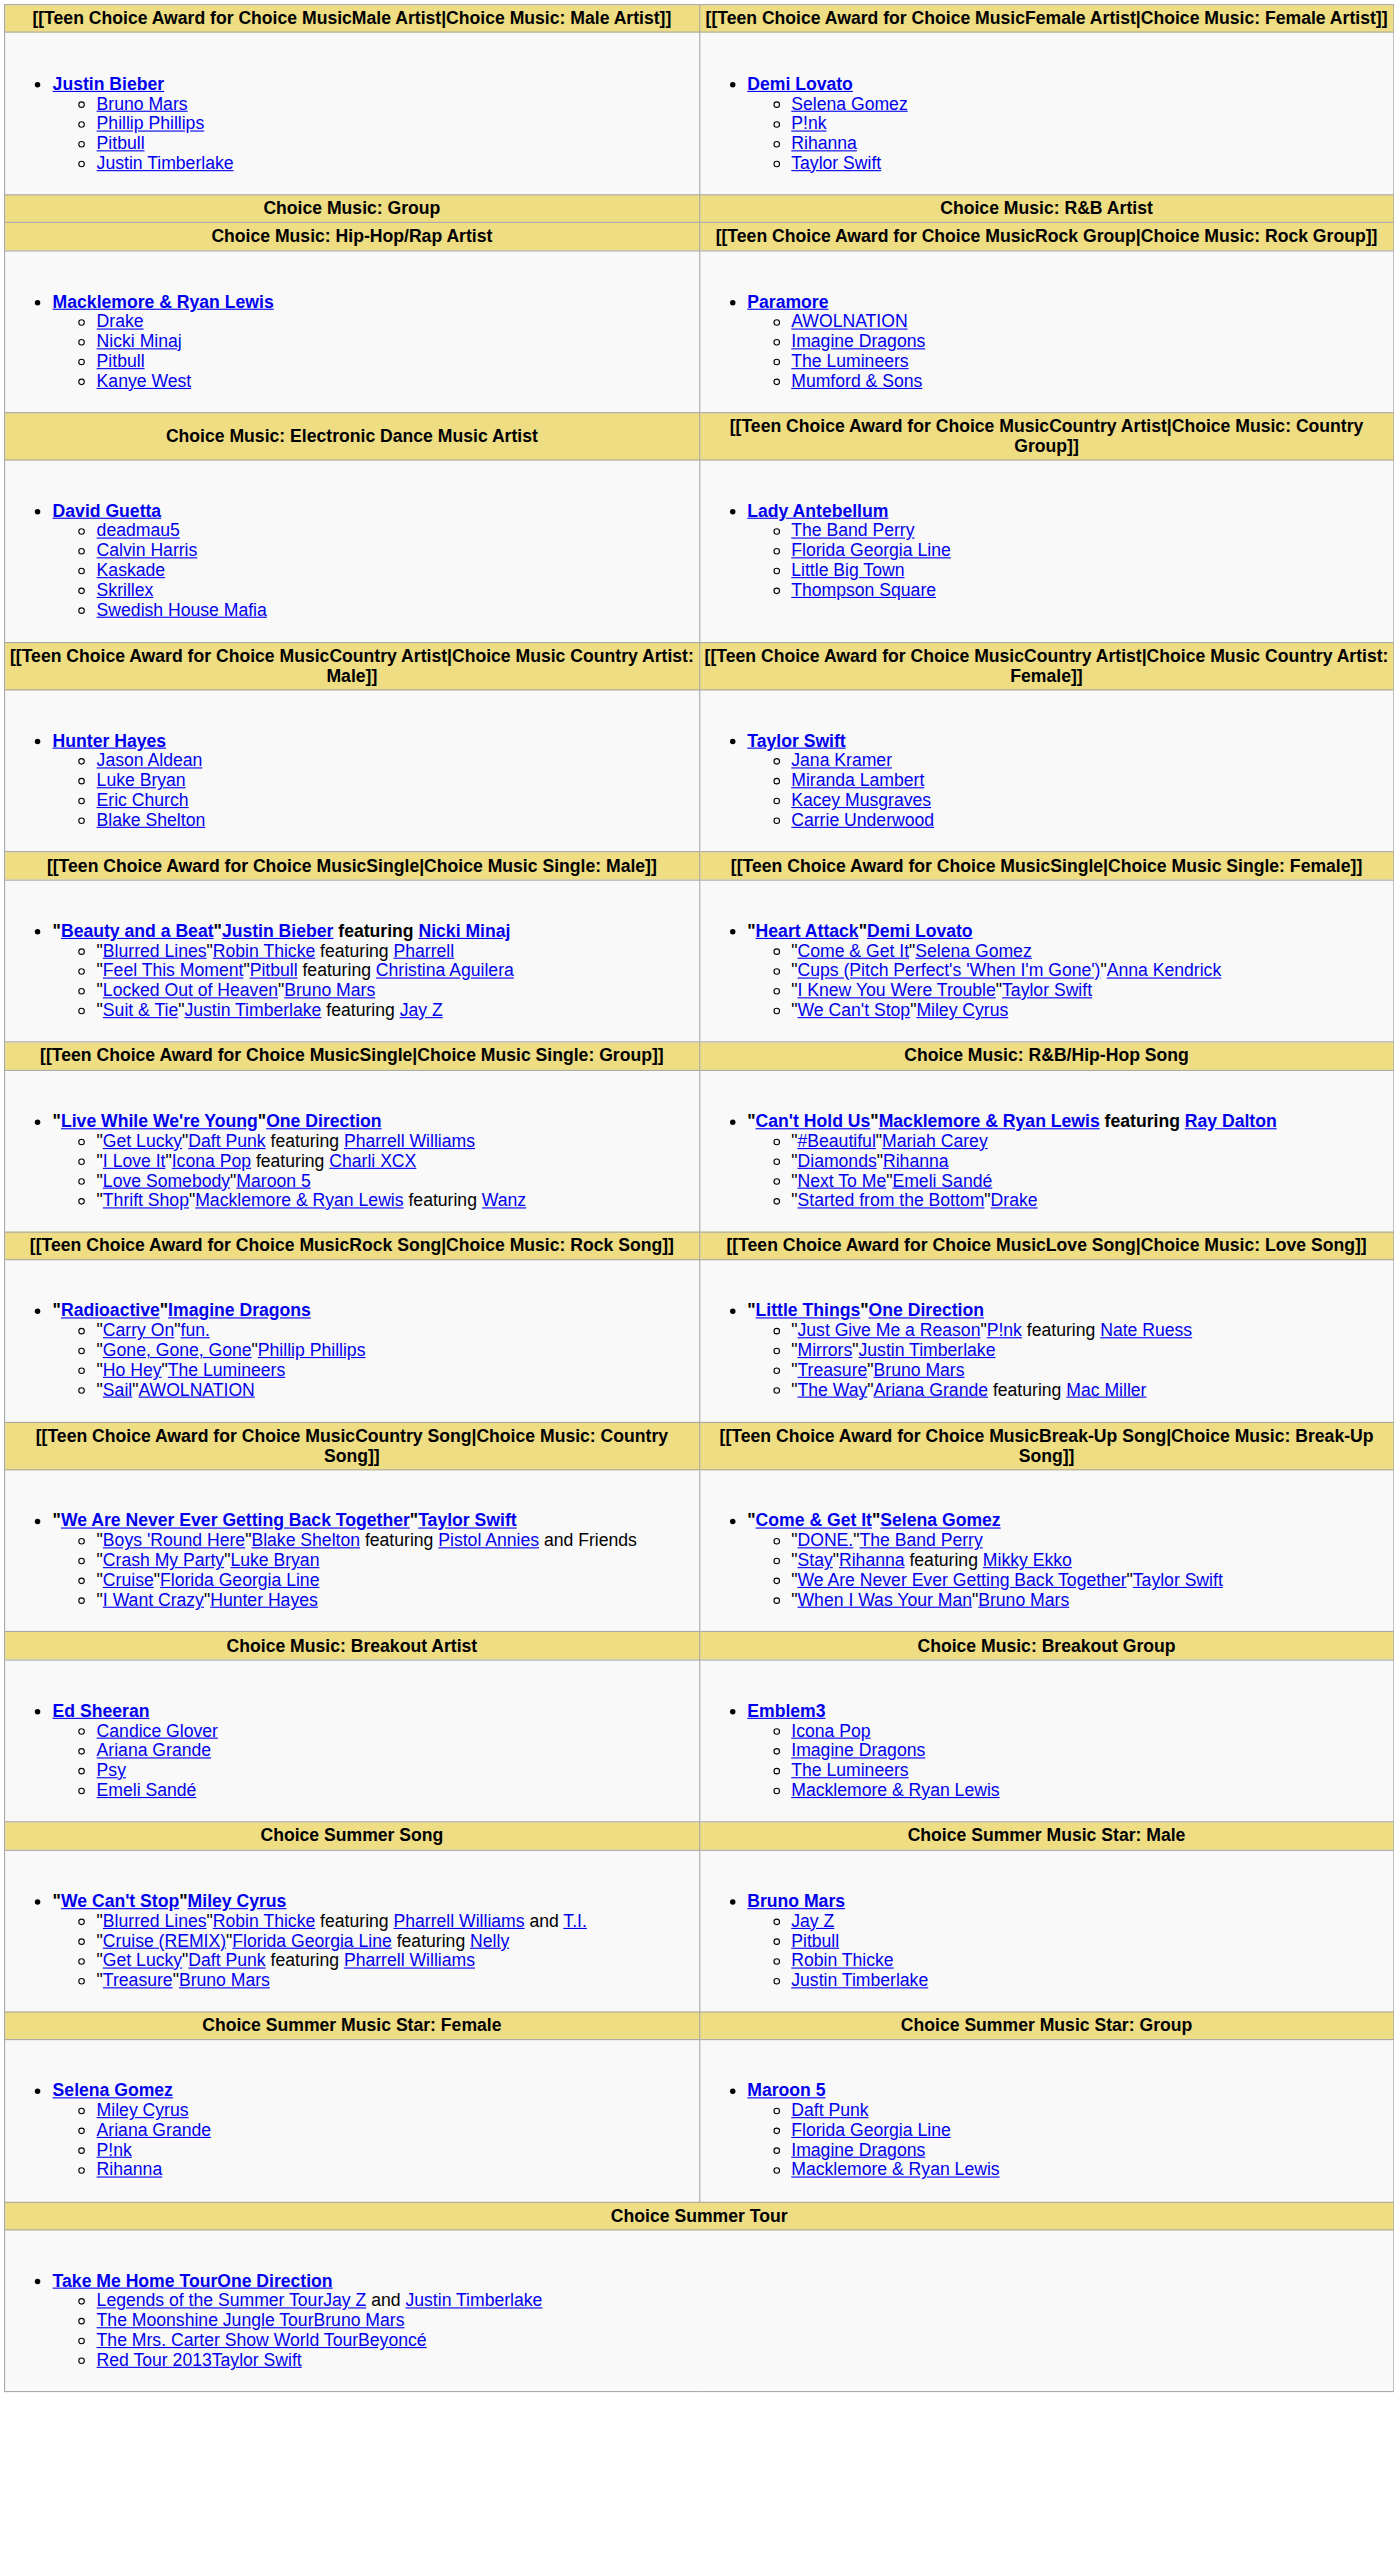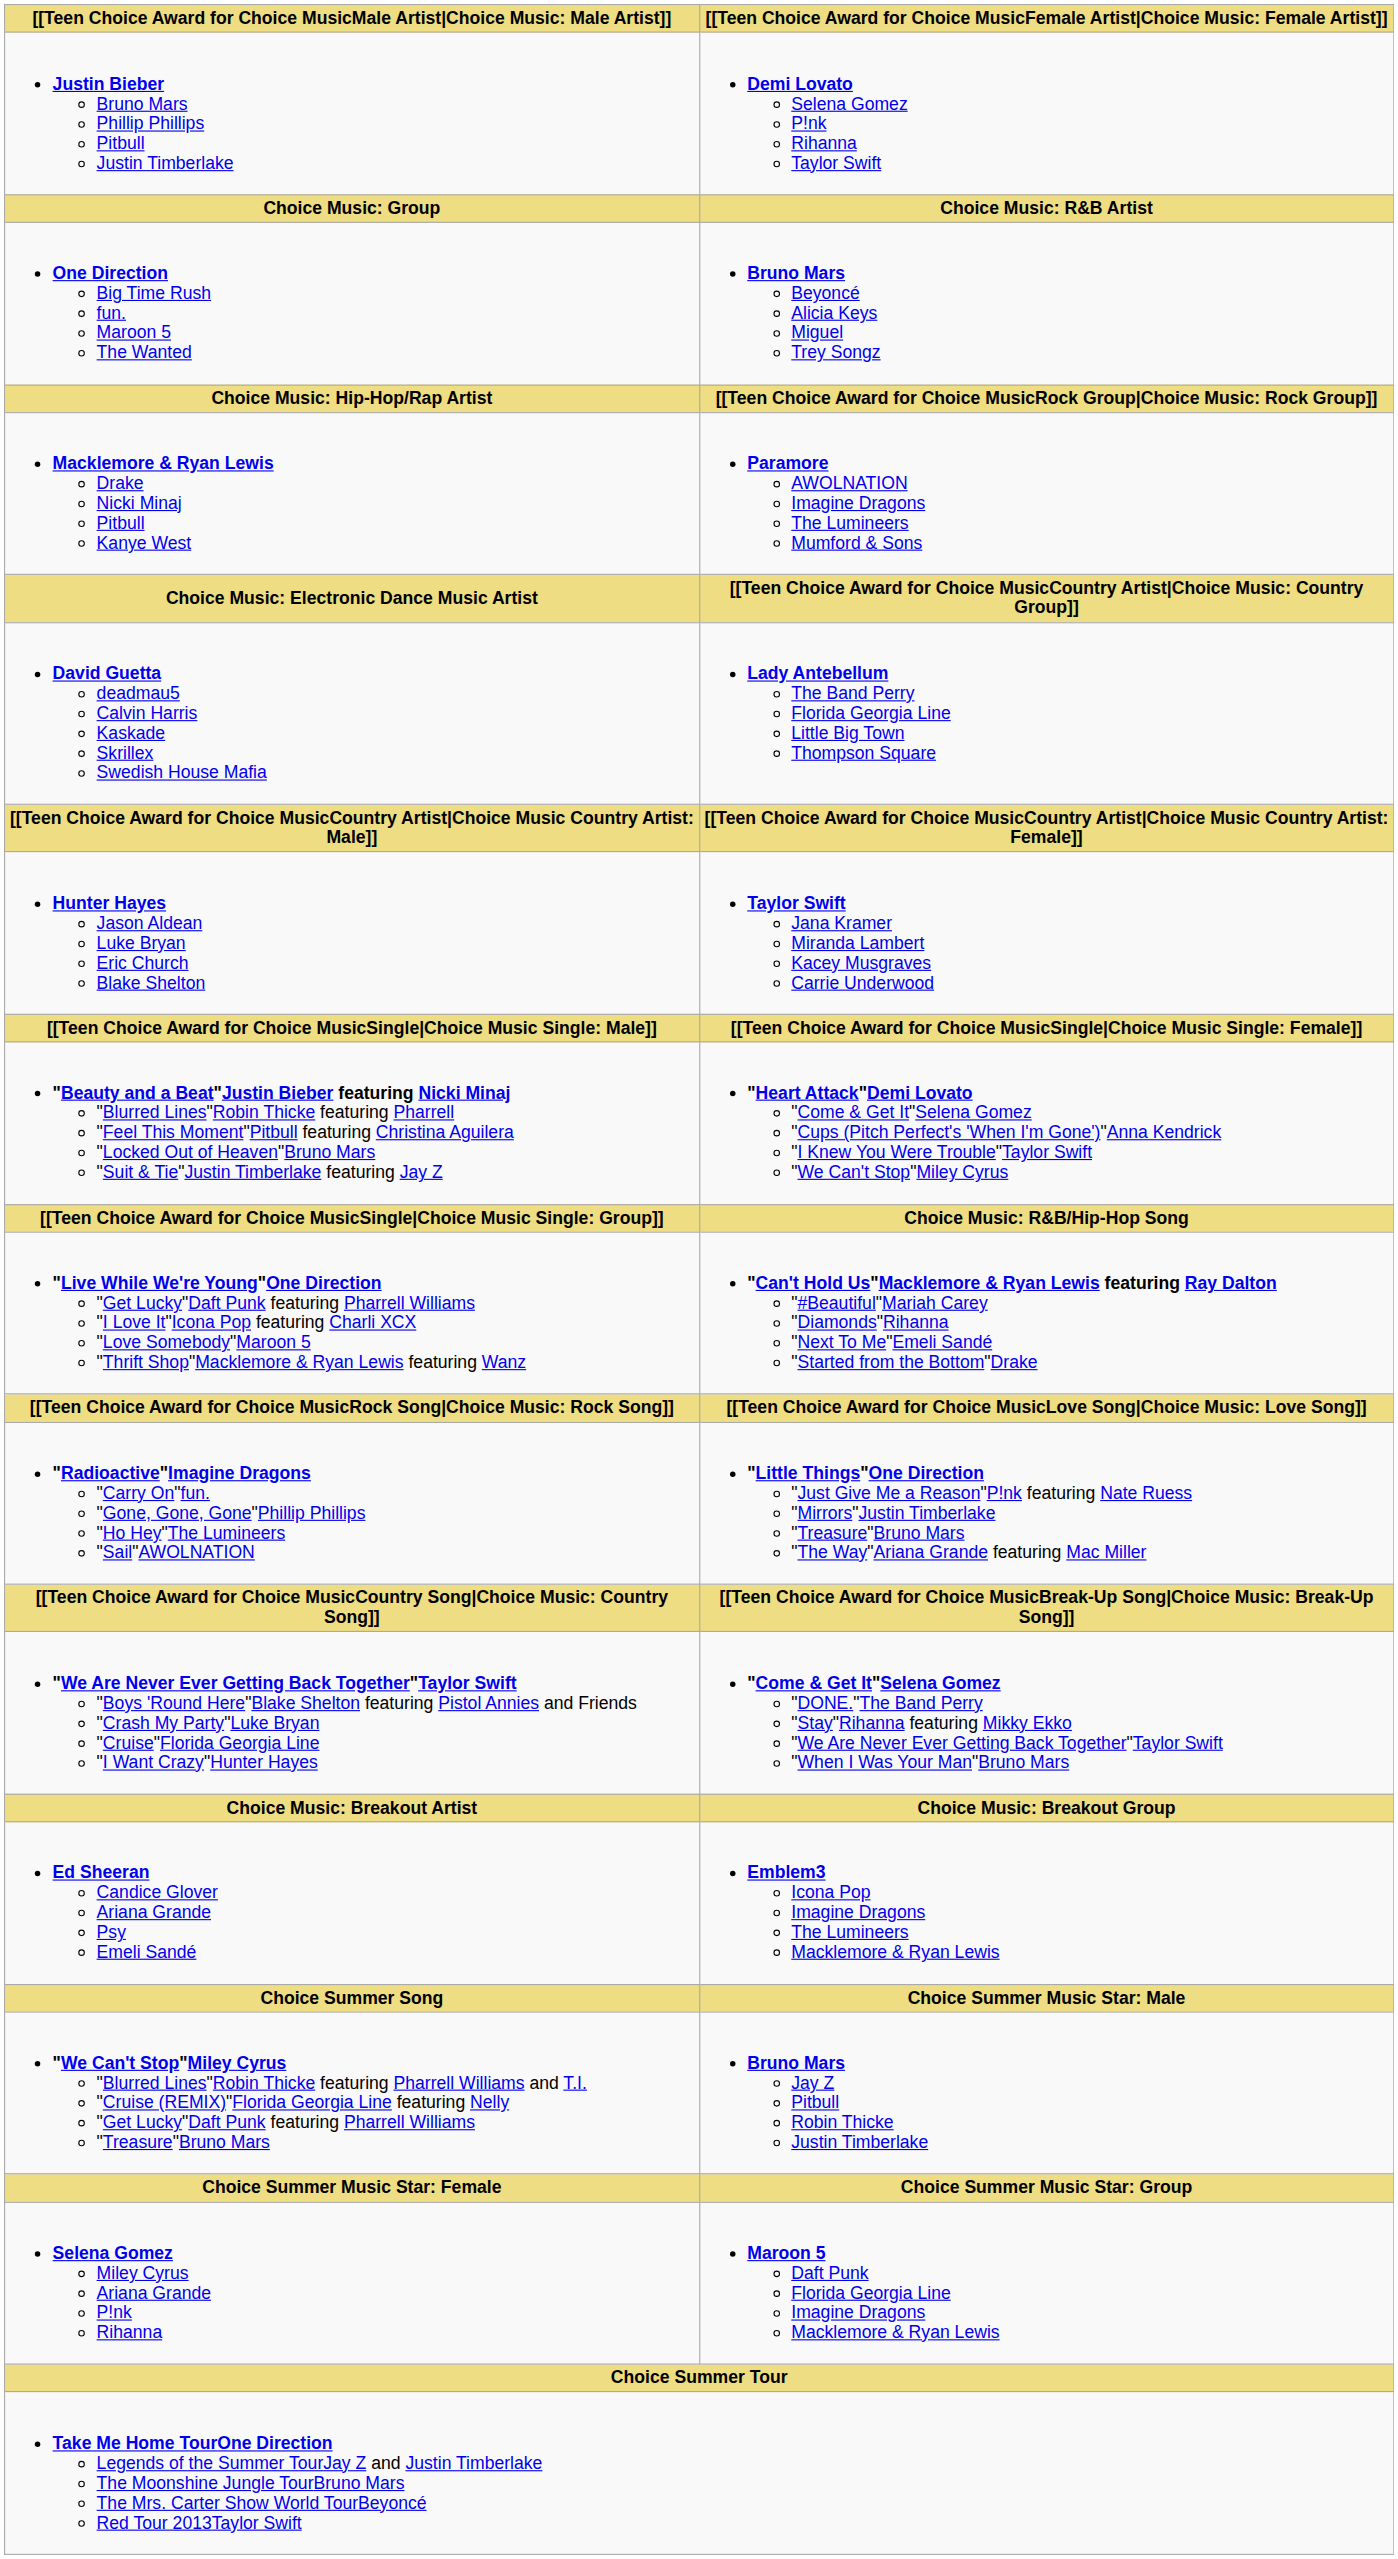+ row: (352, 313)
